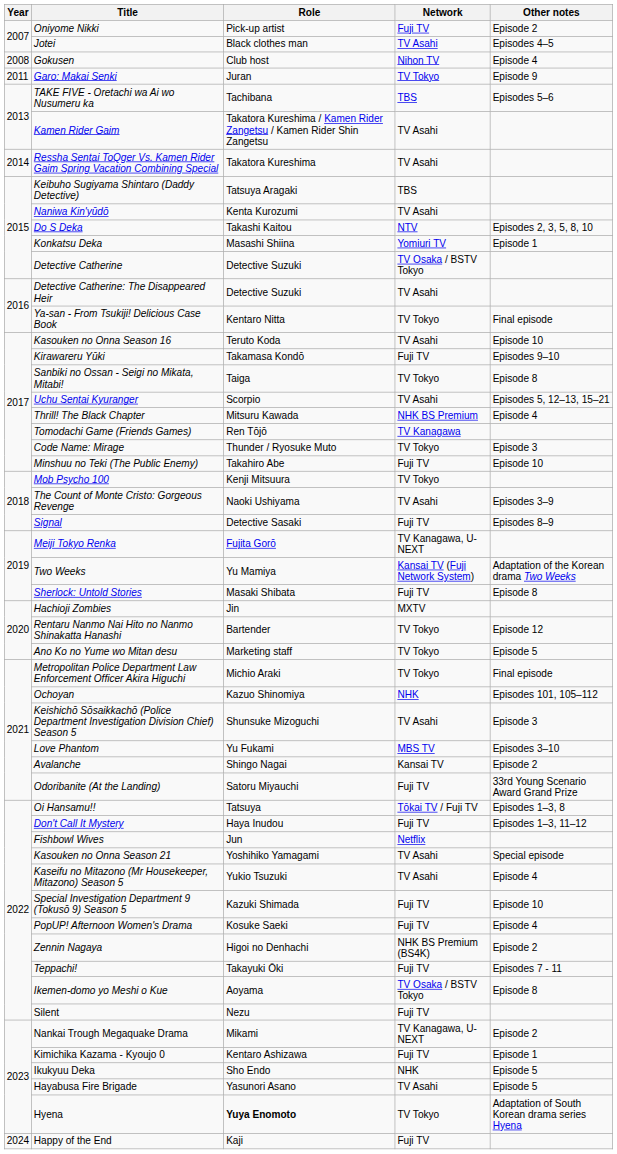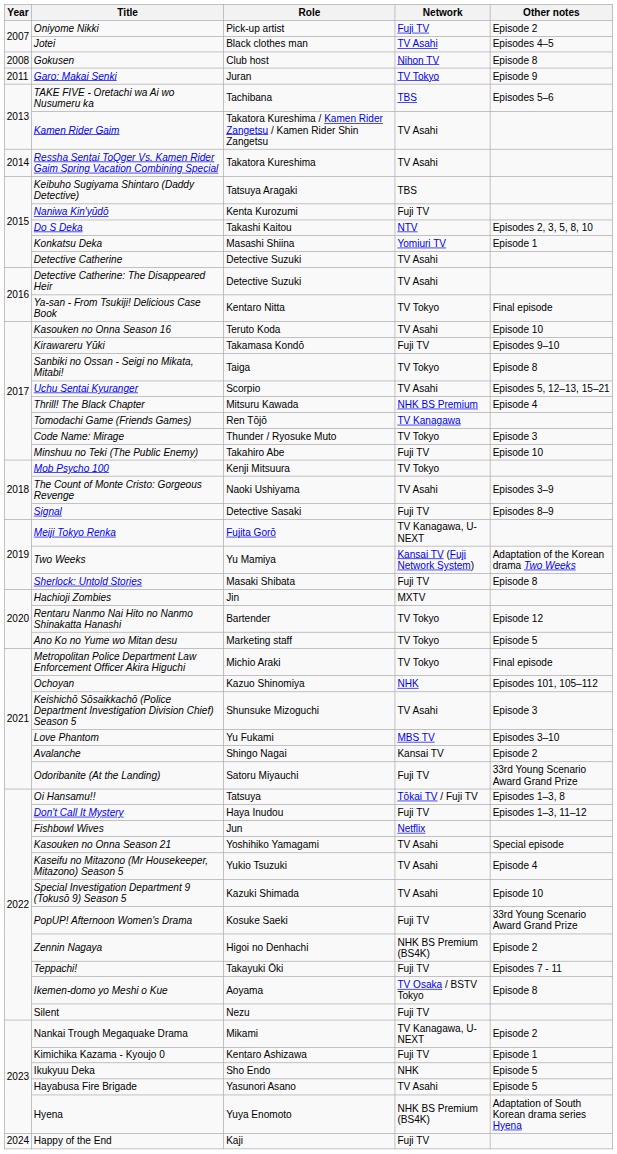(515, 60) Episode 4 -> (515, 60) Episode 8
(418, 212) TV Asahi -> (413, 212) Fuji TV
(437, 265) TV Osaka / BSTV Tokyo -> (418, 260) TV Asahi
(413, 905) Fuji TV -> (418, 893) TV Asahi
(515, 926) Episode 4 -> (539, 921) 33rd Young Scenario Award Grand Prize
(261, 1114) bold -> (259, 1114) normal
(418, 1114) TV Tokyo -> (438, 1114) NHK BS Premium (BS4K)
